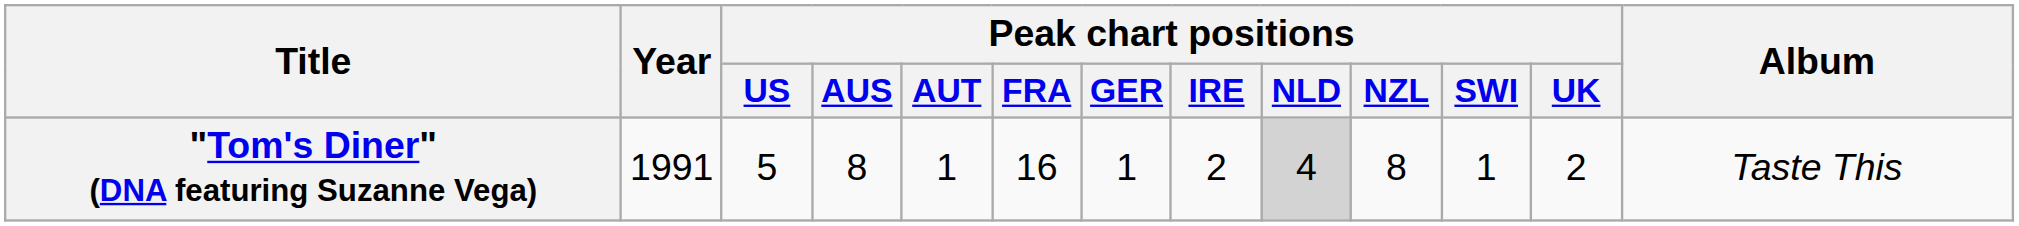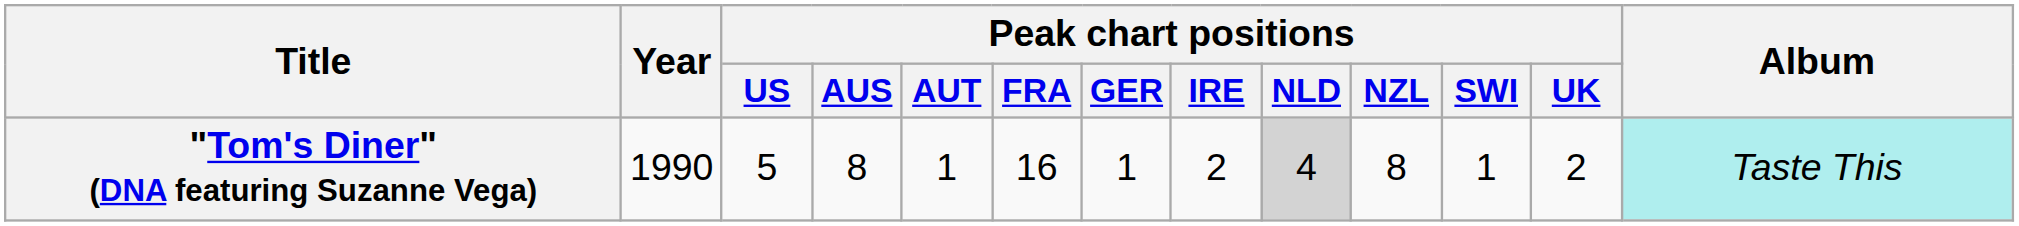(672, 167) 1991 -> (672, 167) 1990
(1817, 167) no background -> (1817, 167) paleturquoise background
